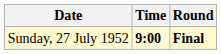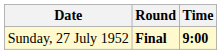columns swapped: (151, 15) <-> (193, 15)
